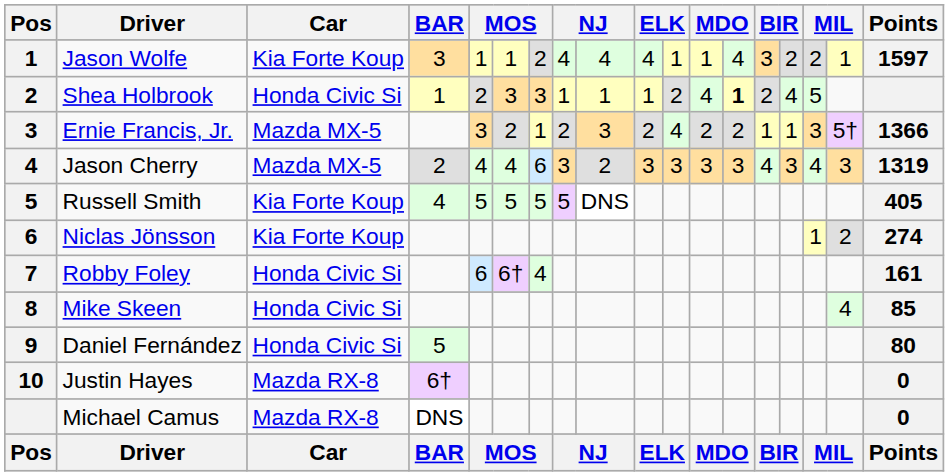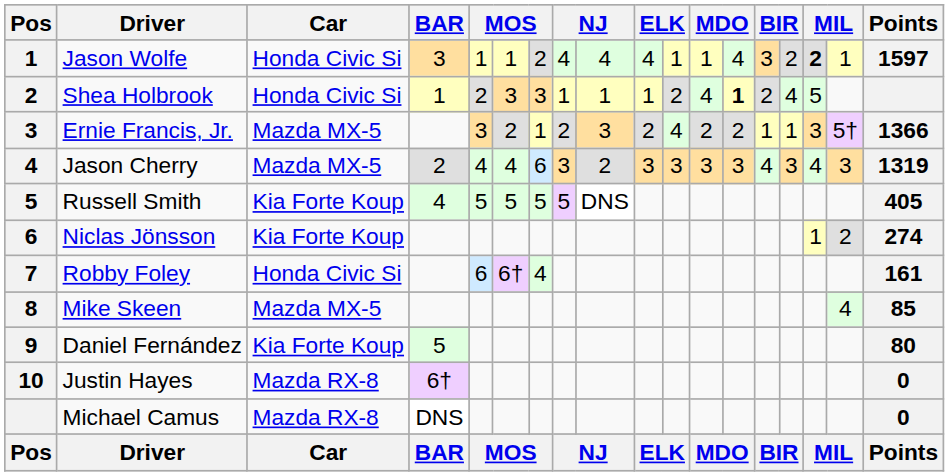(328, 58) Kia Forte Koup -> (327, 58) Honda Civic Si
(816, 58) normal -> (816, 58) bold
(327, 309) Honda Civic Si -> (317, 309) Mazda MX-5
(327, 345) Honda Civic Si -> (328, 345) Kia Forte Koup
